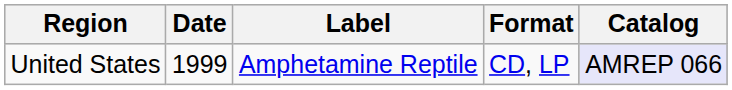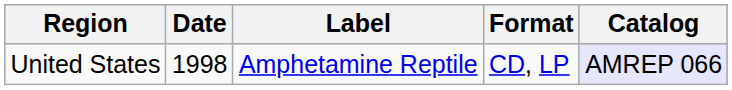(200, 63) 1999 -> (200, 63) 1998
